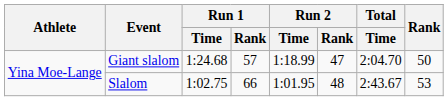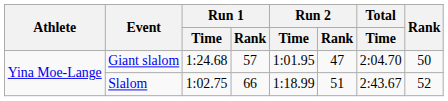(294, 61) 1:18.99 -> (294, 61) 1:01.95
(294, 84) 1:01.95 -> (294, 84) 1:18.99
(337, 84) 48 -> (337, 84) 51
(424, 84) 53 -> (424, 84) 52
